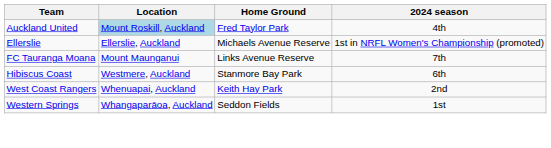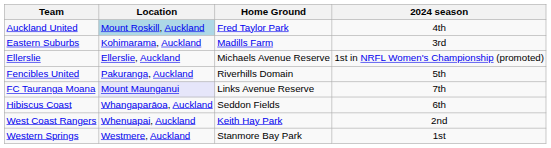+ row: (43, 43)
+ row: (43, 74)
(140, 58) no background -> (140, 89) lavender background
(146, 74) Westmere, Auckland -> (157, 105) Whangaparāoa, Auckland
(260, 74) Stanmore Bay Park -> (248, 105) Seddon Fields
(157, 105) Whangaparāoa, Auckland -> (146, 136) Westmere, Auckland
(248, 105) Seddon Fields -> (260, 136) Stanmore Bay Park
